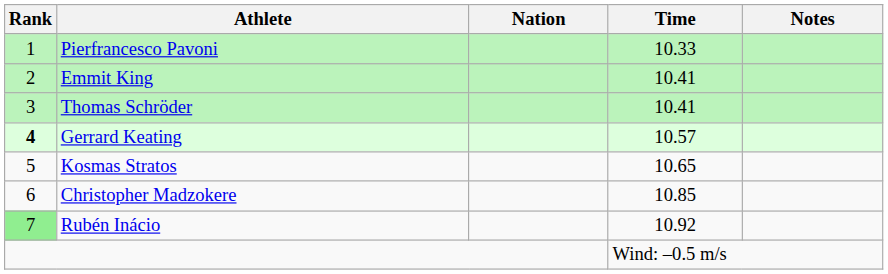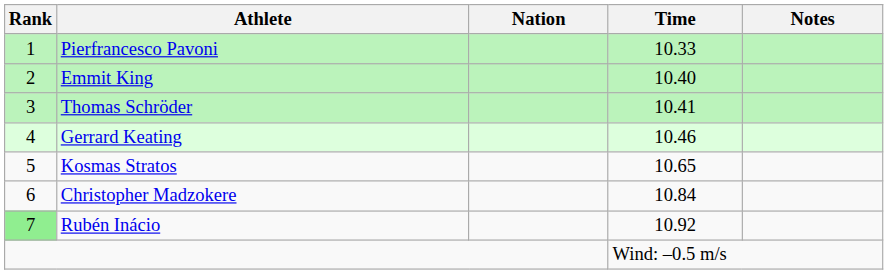(675, 78) 10.41 -> (675, 78) 10.40
(31, 136) bold -> (31, 136) normal
(675, 136) 10.57 -> (675, 136) 10.46
(675, 195) 10.85 -> (675, 195) 10.84
